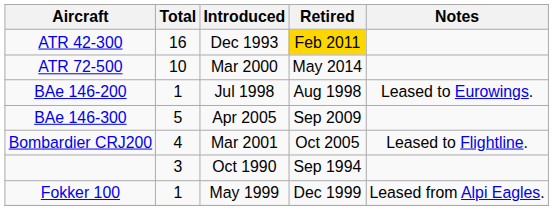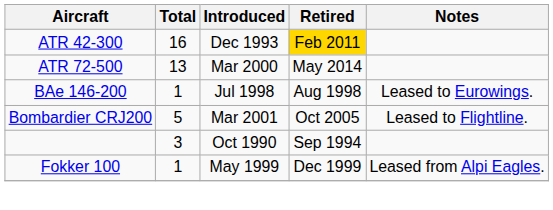(178, 67) 10 -> (178, 67) 13
- row: (80, 117)
(178, 142) 4 -> (178, 117) 5
